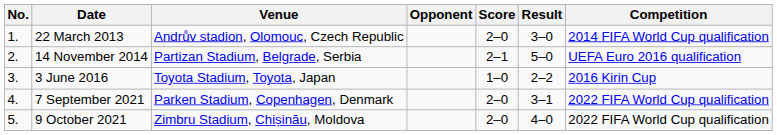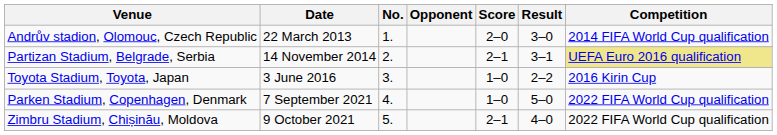columns swapped: (18, 15) <-> (279, 15)
(542, 57) 5–0 -> (542, 57) 3–1
(655, 57) no background -> (655, 57) khaki background
(497, 99) 2–0 -> (497, 99) 1–0
(542, 99) 3–1 -> (542, 99) 5–0
(497, 120) 2–0 -> (497, 120) 2–1
